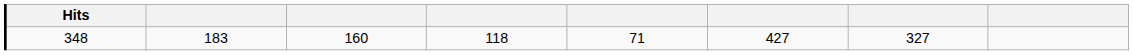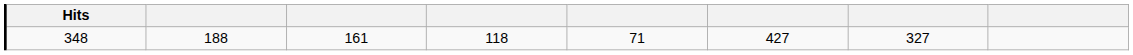(216, 38) 183 -> (216, 38) 188
(356, 38) 160 -> (356, 38) 161
